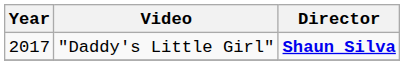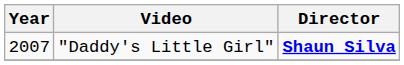(29, 47) 2017 -> (29, 47) 2007
